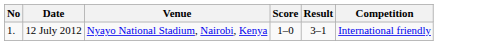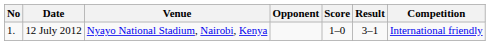+ column: (296, 13)
